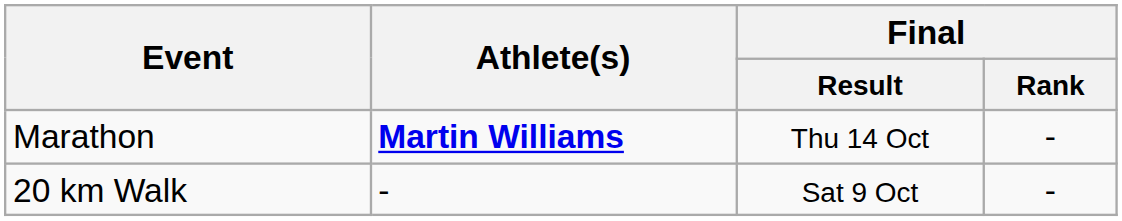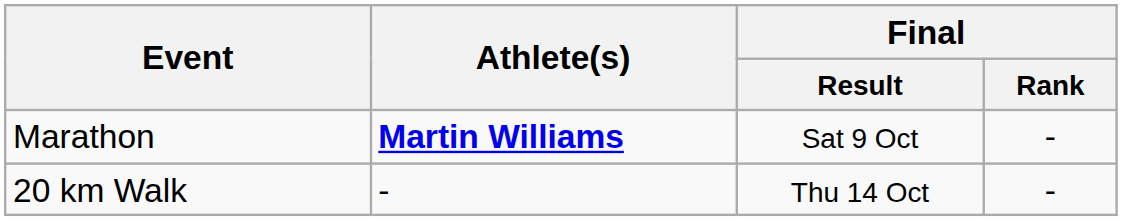(860, 139) Thu 14 Oct -> (860, 139) Sat 9 Oct
(860, 192) Sat 9 Oct -> (860, 192) Thu 14 Oct
